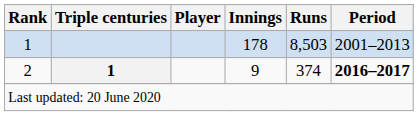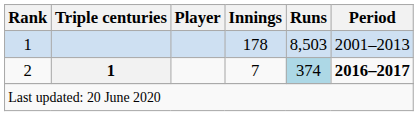(255, 70) 9 -> (255, 70) 7
(308, 70) no background -> (308, 70) lightblue background
